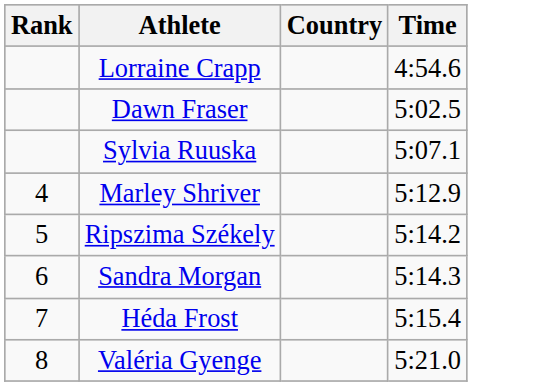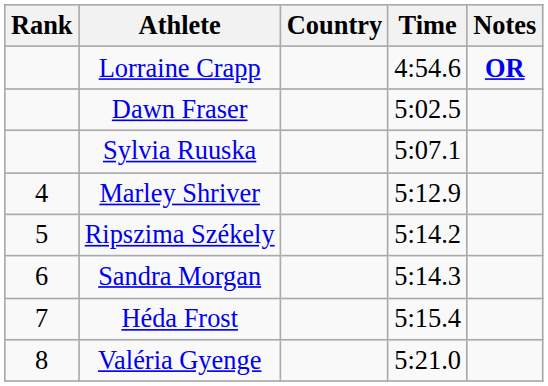+ column: (505, 25)
